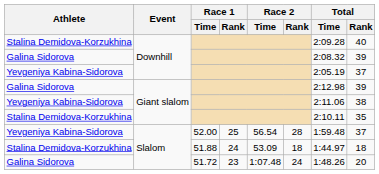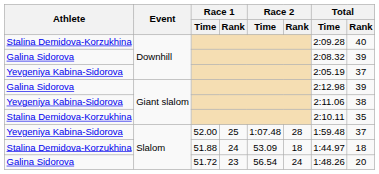(265, 132) 56.54 -> (265, 132) 1:07.48
(265, 162) 1:07.48 -> (265, 162) 56.54
